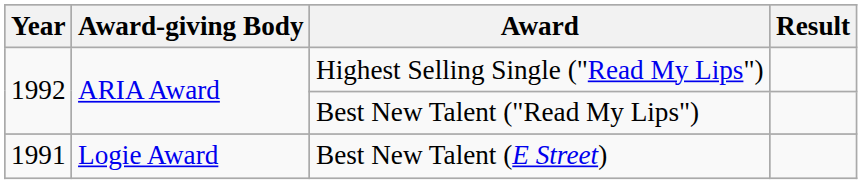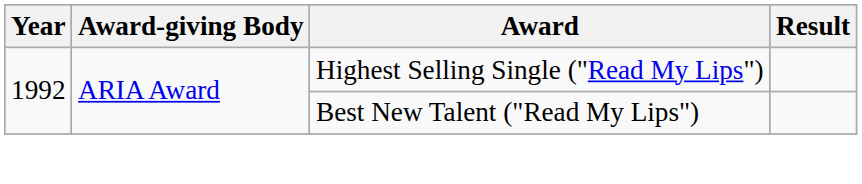- row: (462, 155)
